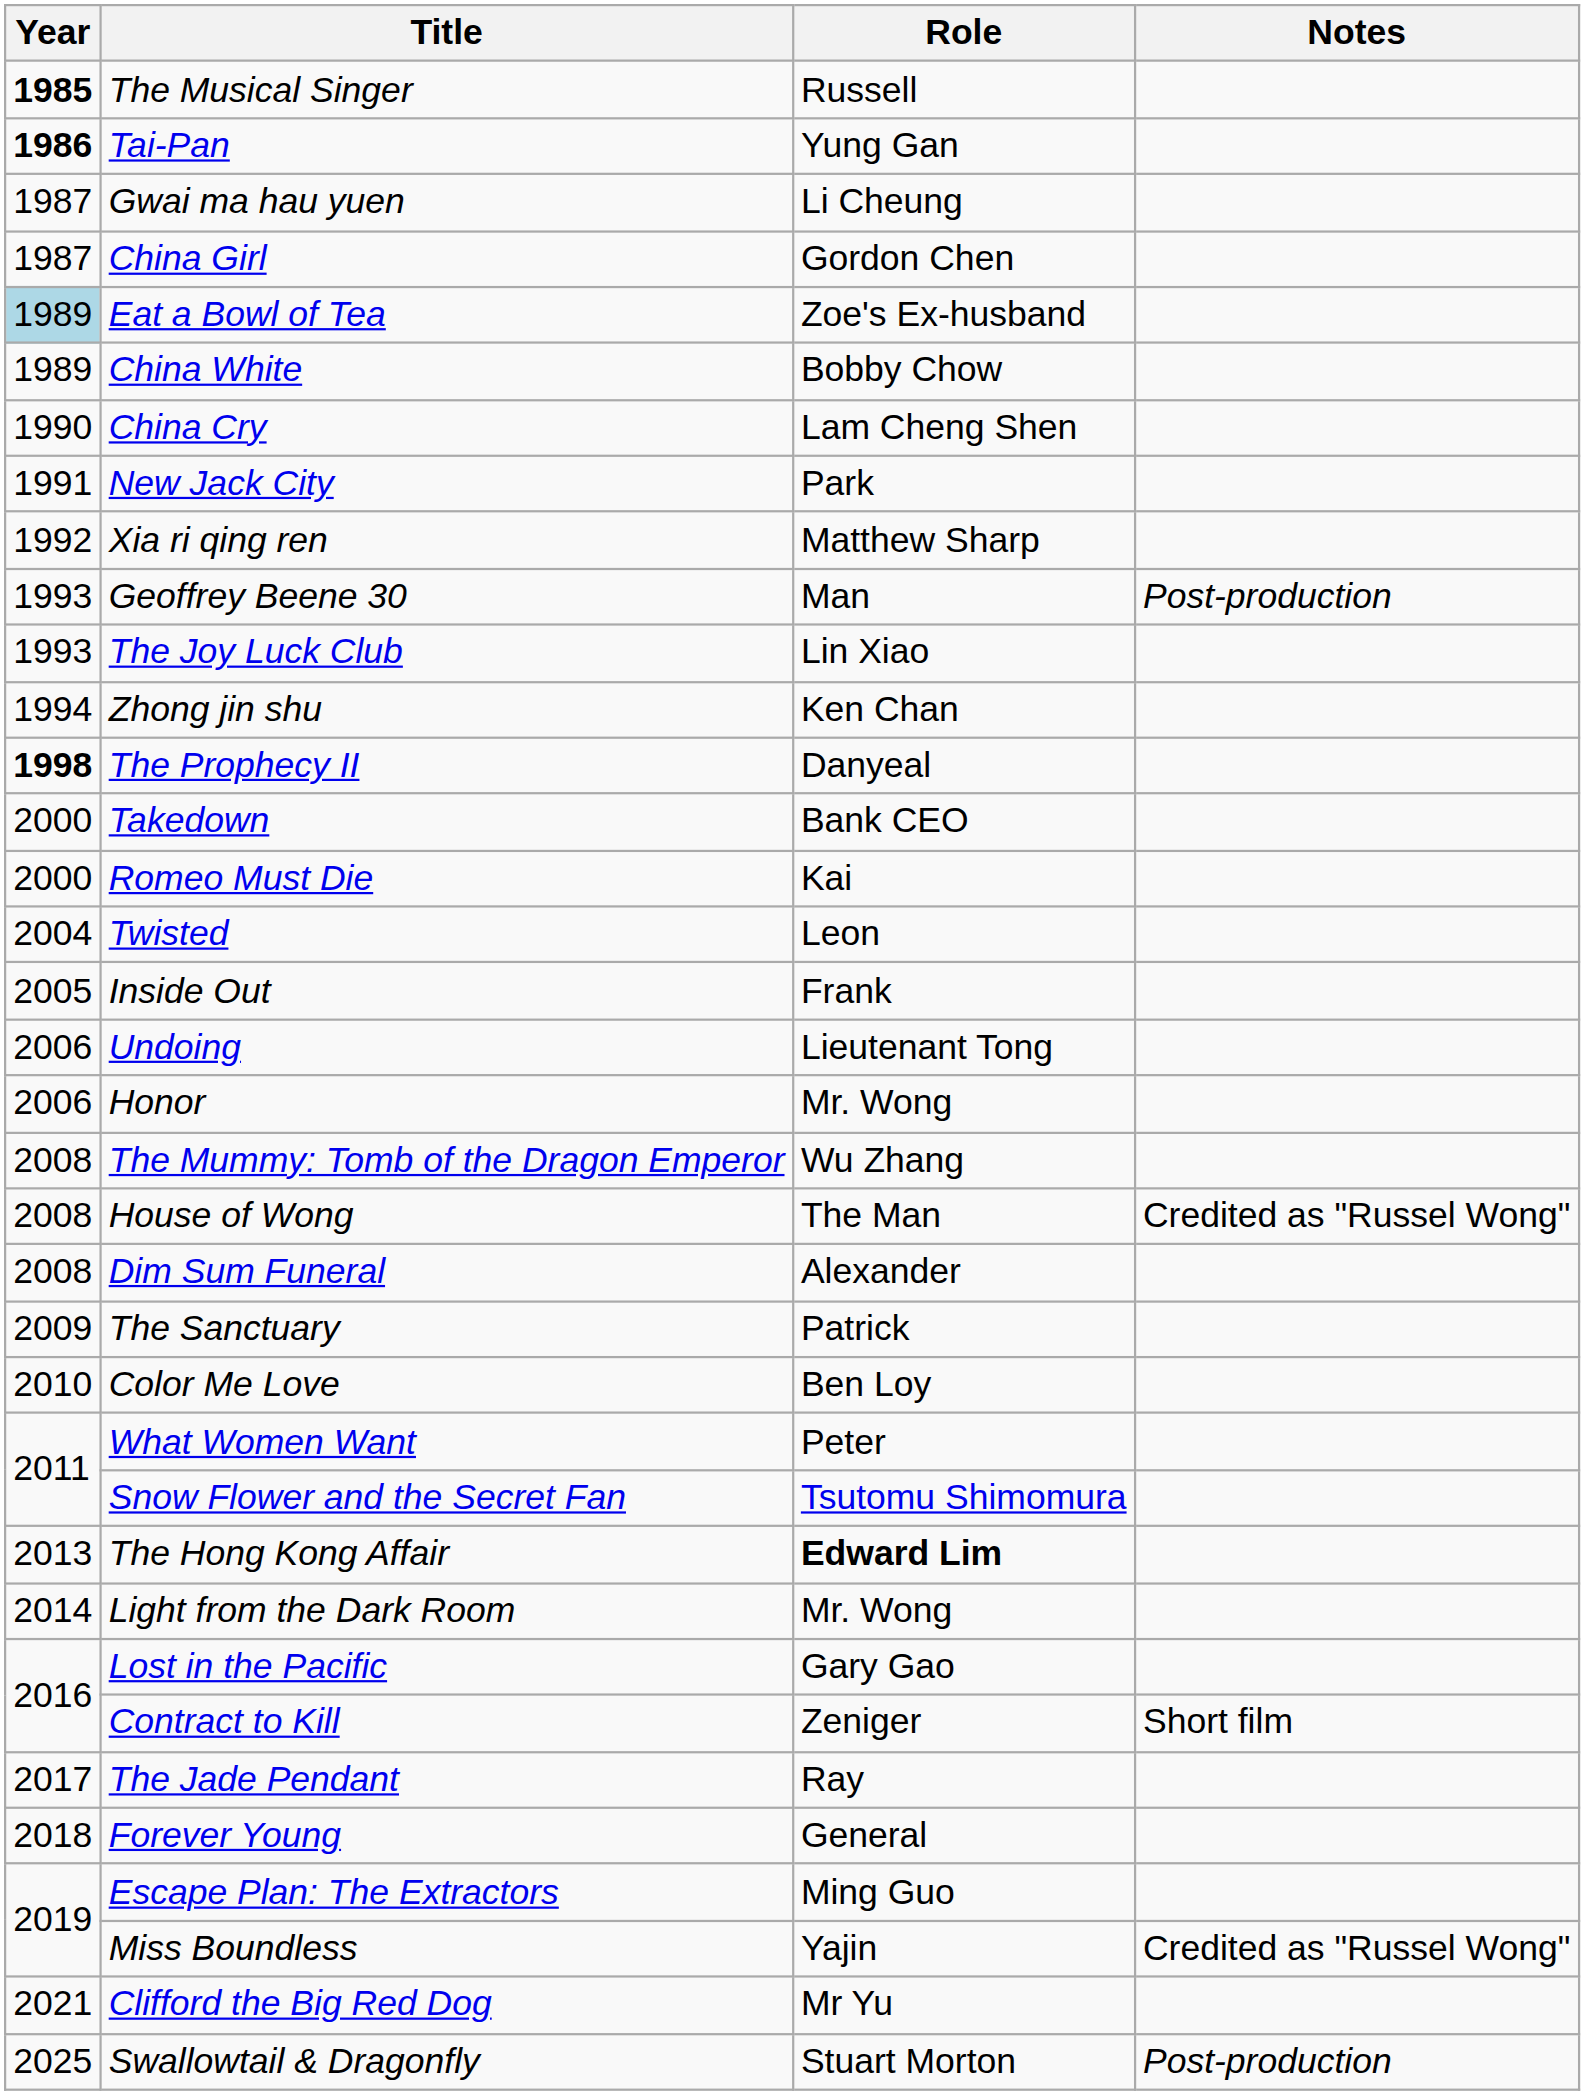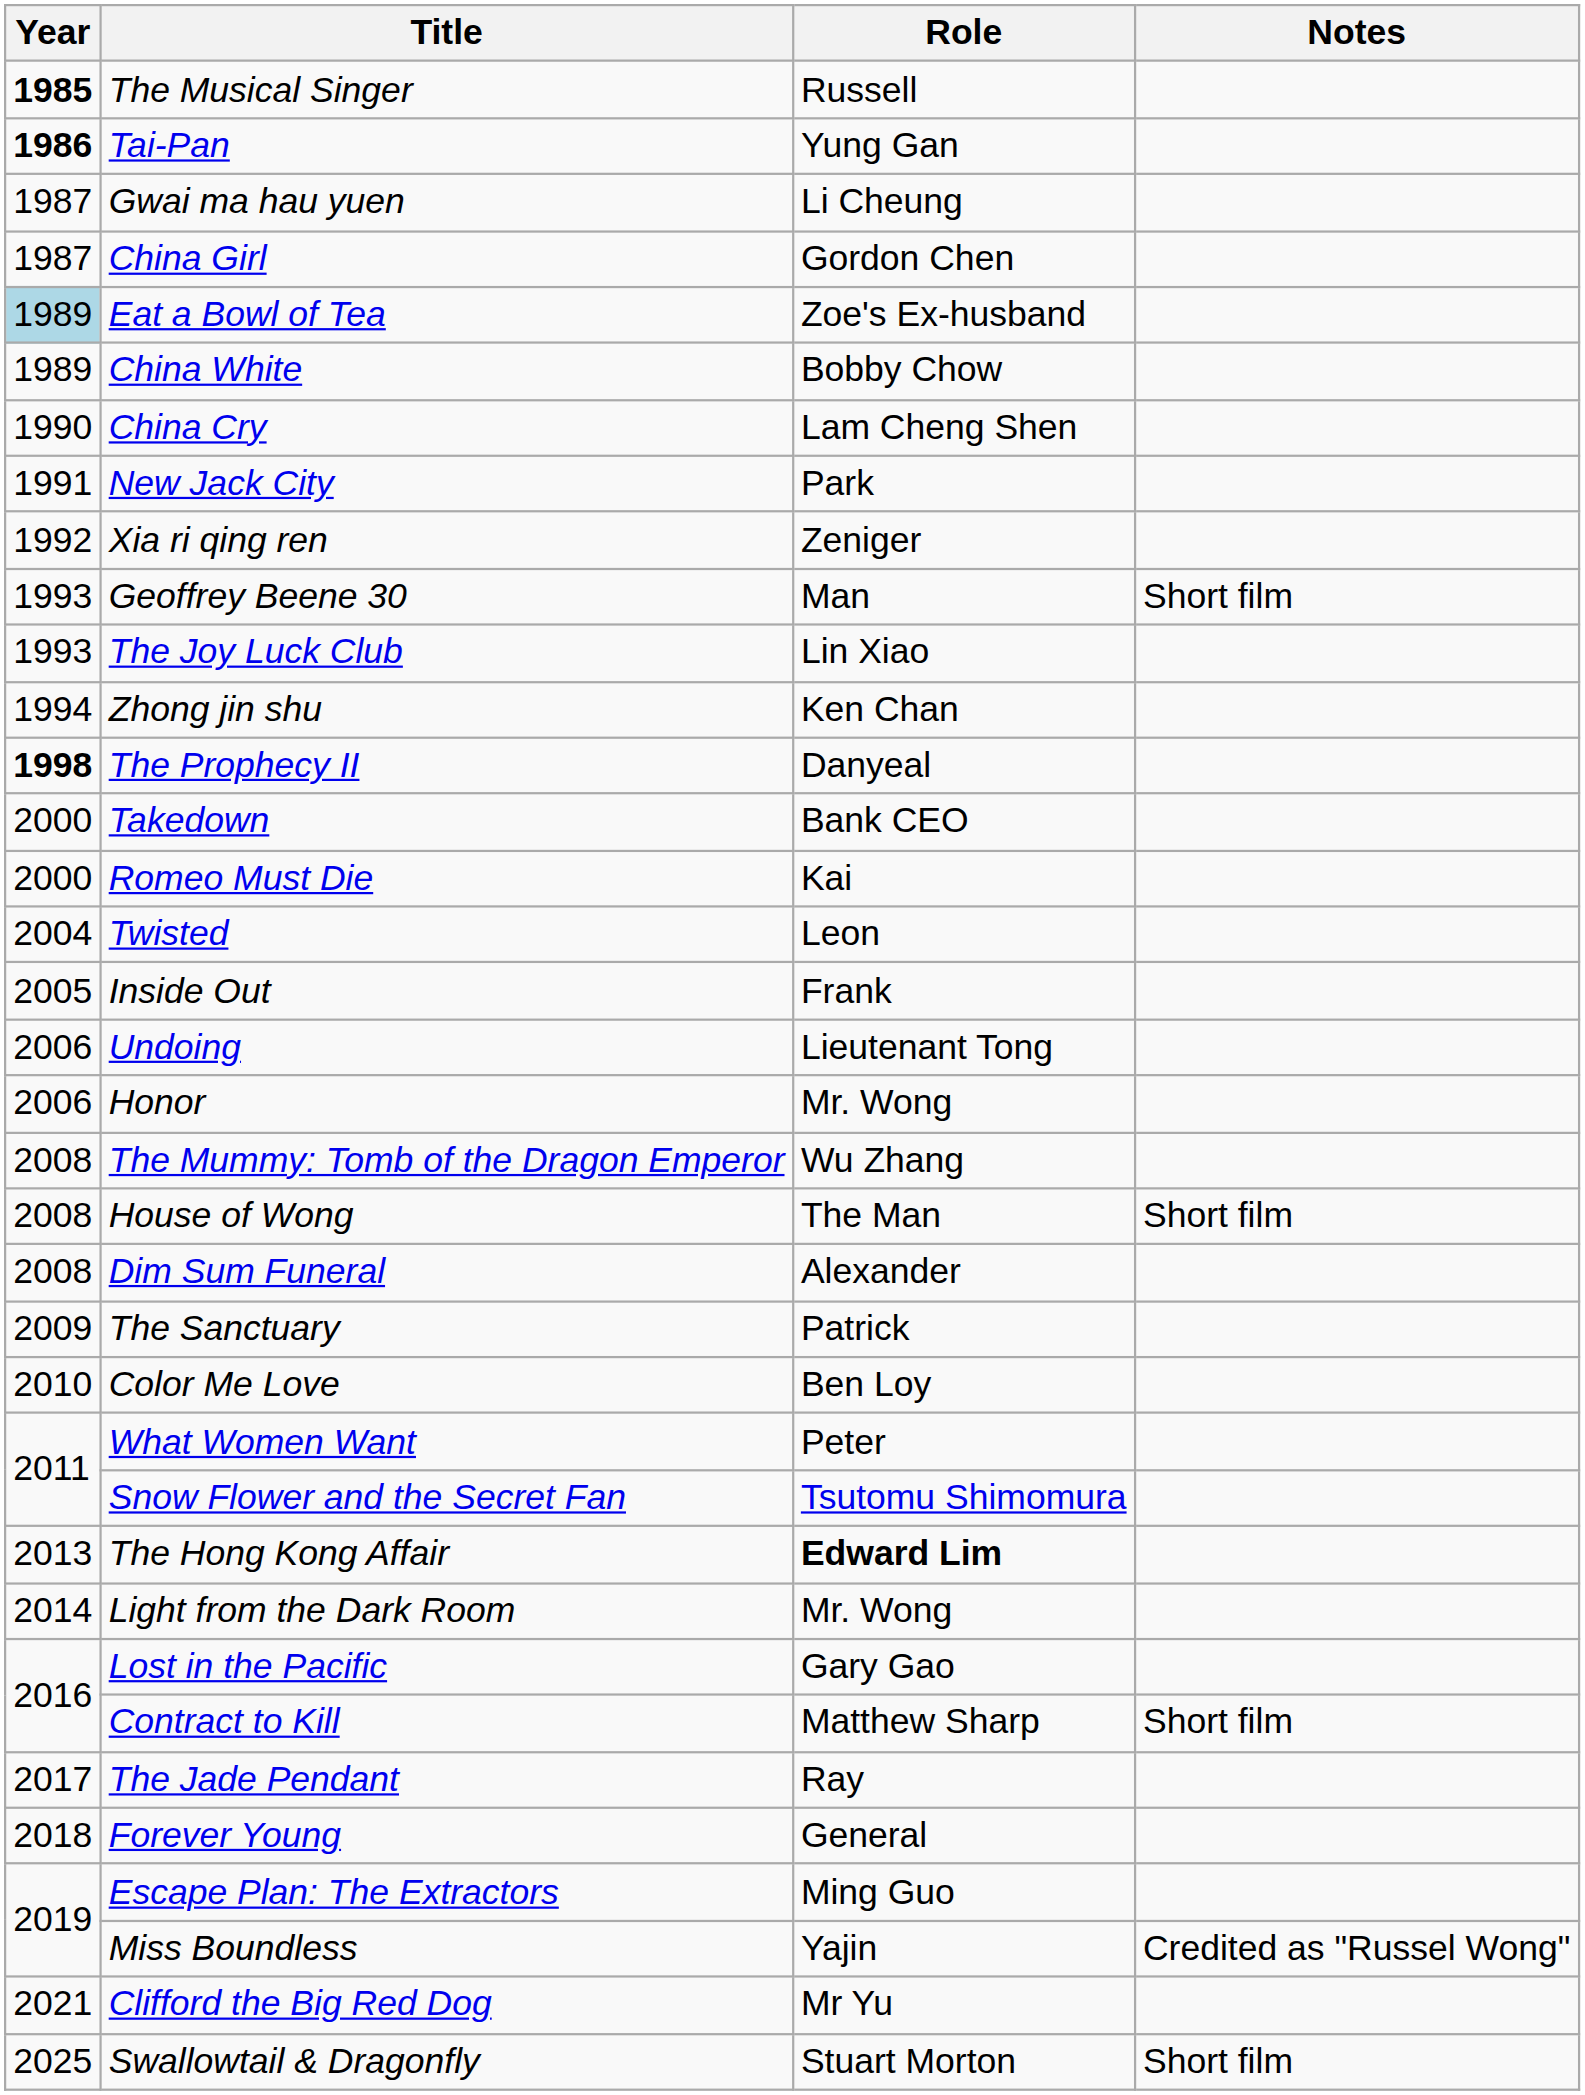(920, 539) Matthew Sharp -> (861, 539) Zeniger
(1267, 595) Post-production -> (1218, 595) Short film
(1357, 1215) Credited as "Russel Wong" -> (1218, 1215) Short film
(861, 1722) Zeniger -> (920, 1722) Matthew Sharp
(1267, 2060) Post-production -> (1218, 2060) Short film
